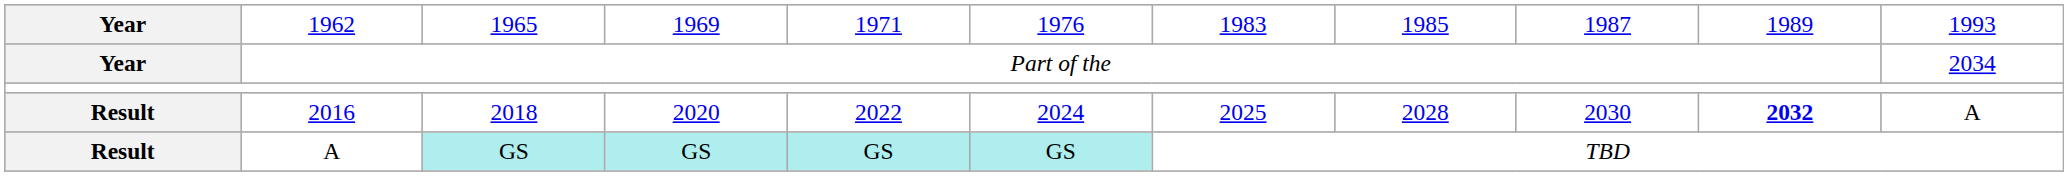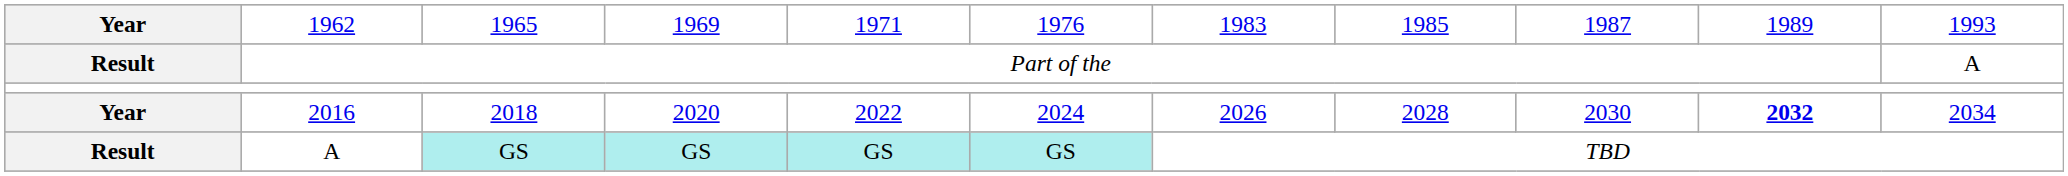(123, 62) Year -> (123, 62) Result
(1972, 62) 2034 -> (1972, 62) A
(123, 112) Result -> (123, 112) Year
(1243, 112) 2025 -> (1243, 112) 2026
(1972, 112) A -> (1972, 112) 2034
